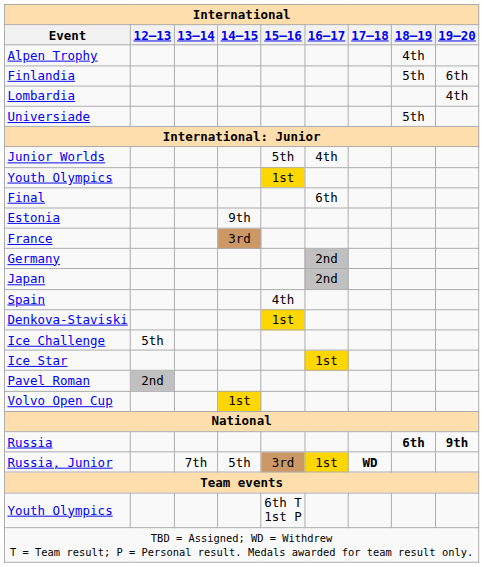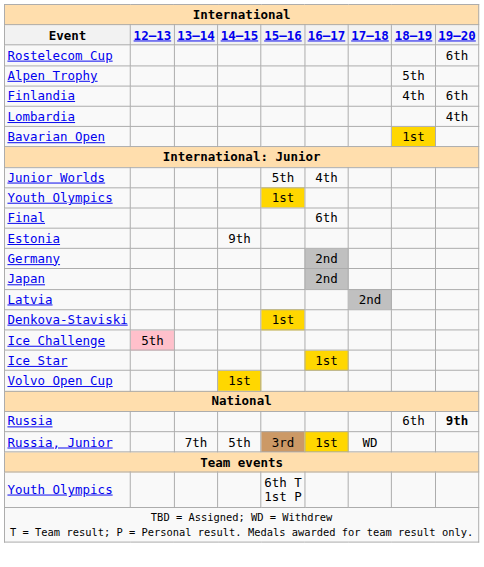+ row: (60, 55)
(413, 55) 4th -> (413, 76) 5th
(413, 76) 5th -> (413, 96) 4th
+ row: (56, 137)
- row: (49, 116)
- row: (30, 238)
+ row: (30, 299)
- row: (26, 299)
(152, 340) no background -> (152, 340) pink background
- row: (49, 381)
(413, 442) bold -> (413, 421) normal
(370, 462) bold -> (370, 442) normal
